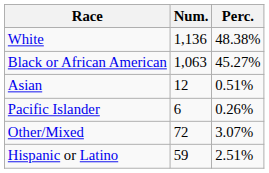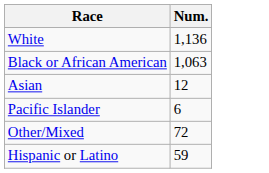- column: (238, 16)
